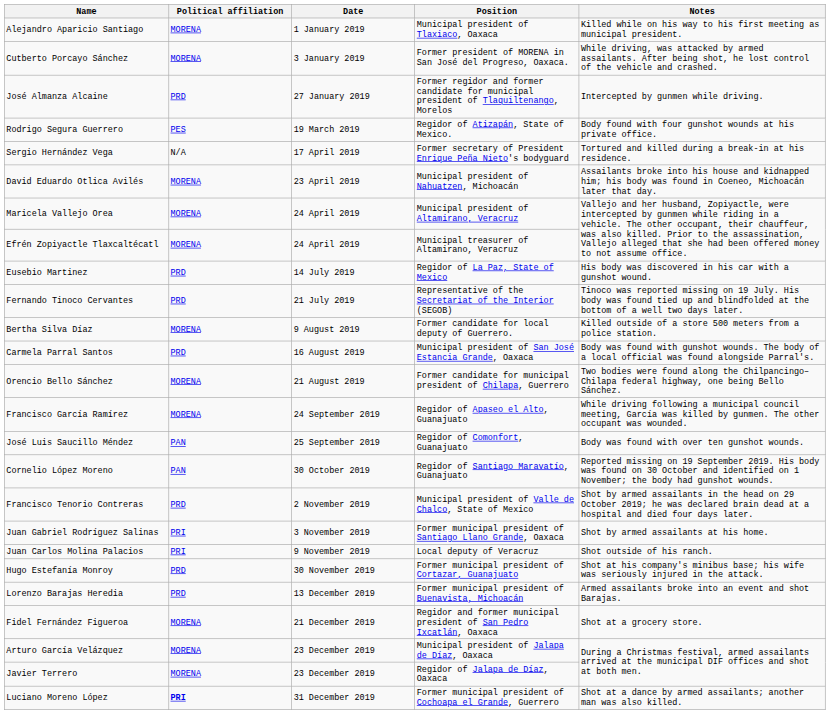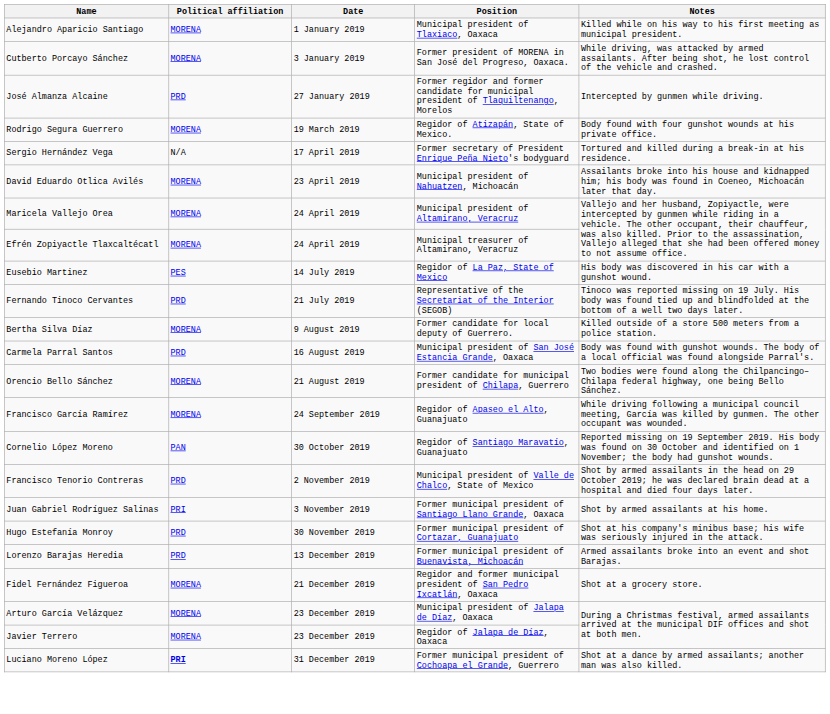(178, 130) PES -> (186, 130) MORENA
(178, 273) PRD -> (178, 273) PES
- row: (70, 443)
- row: (75, 552)
